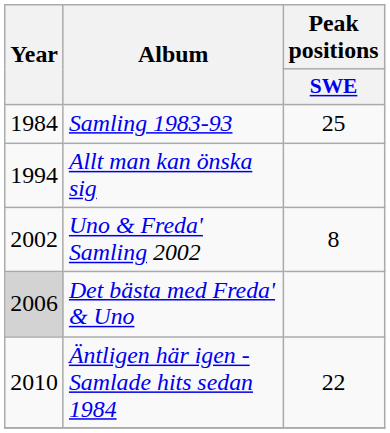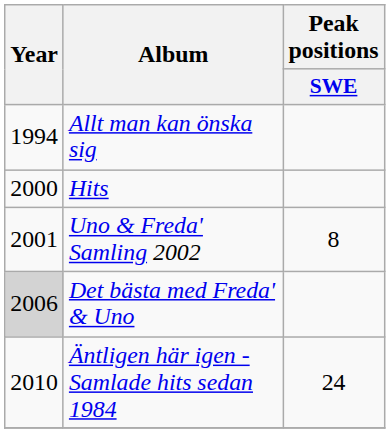- row: (151, 123)
+ row: (89, 188)
(34, 239) 2002 -> (34, 239) 2001
(334, 381) 22 -> (334, 381) 24
